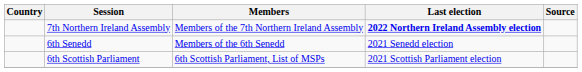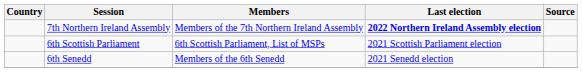rows swapped: (93, 59) <-> (69, 43)
